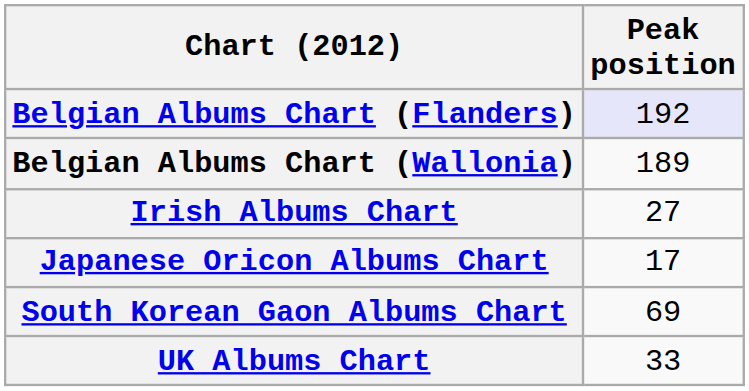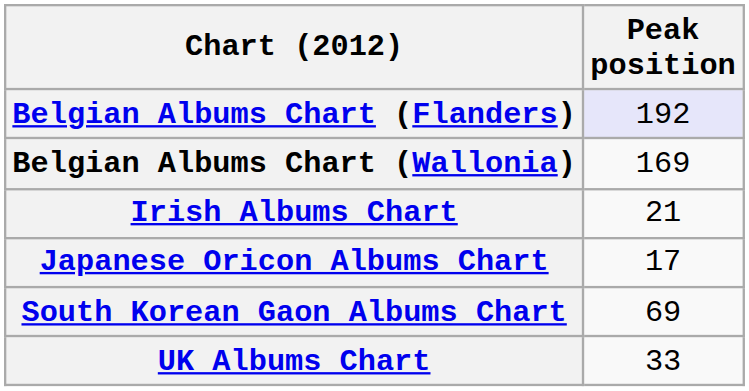(663, 164) 189 -> (663, 164) 169
(663, 213) 27 -> (663, 213) 21
